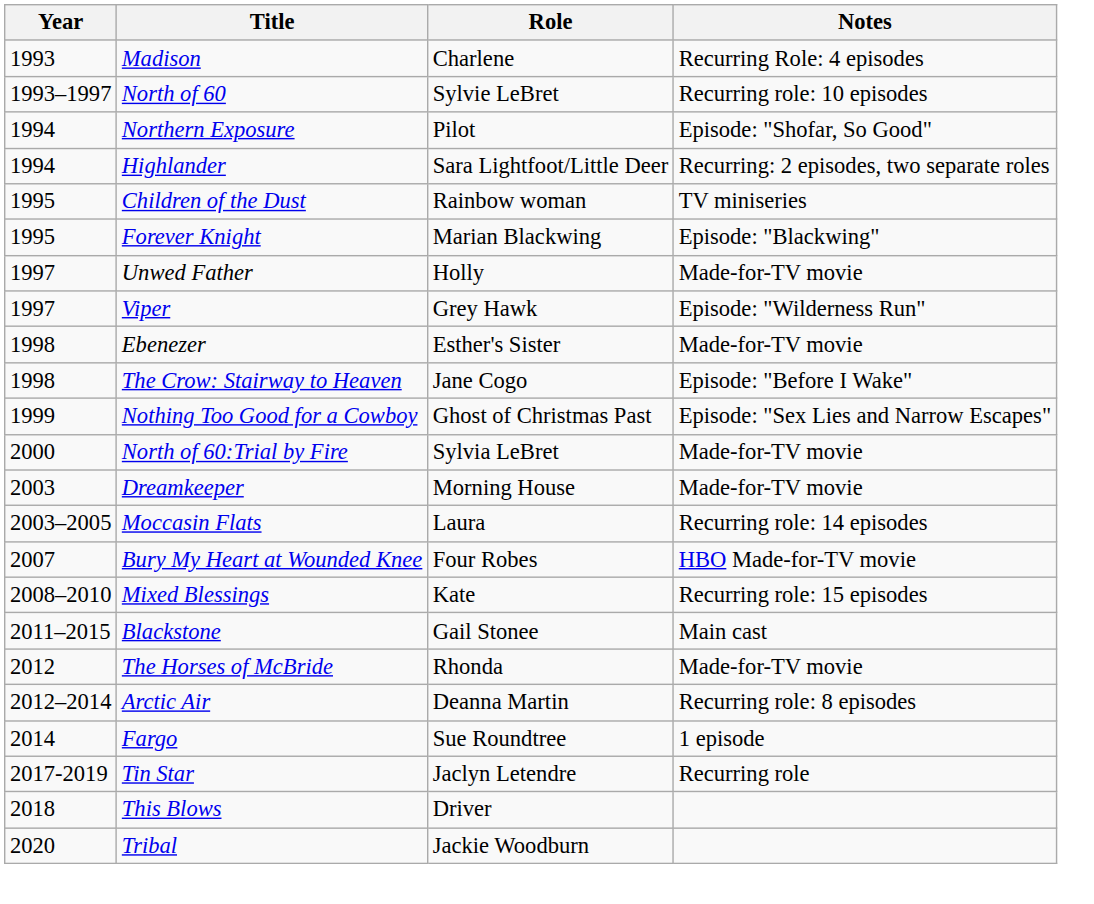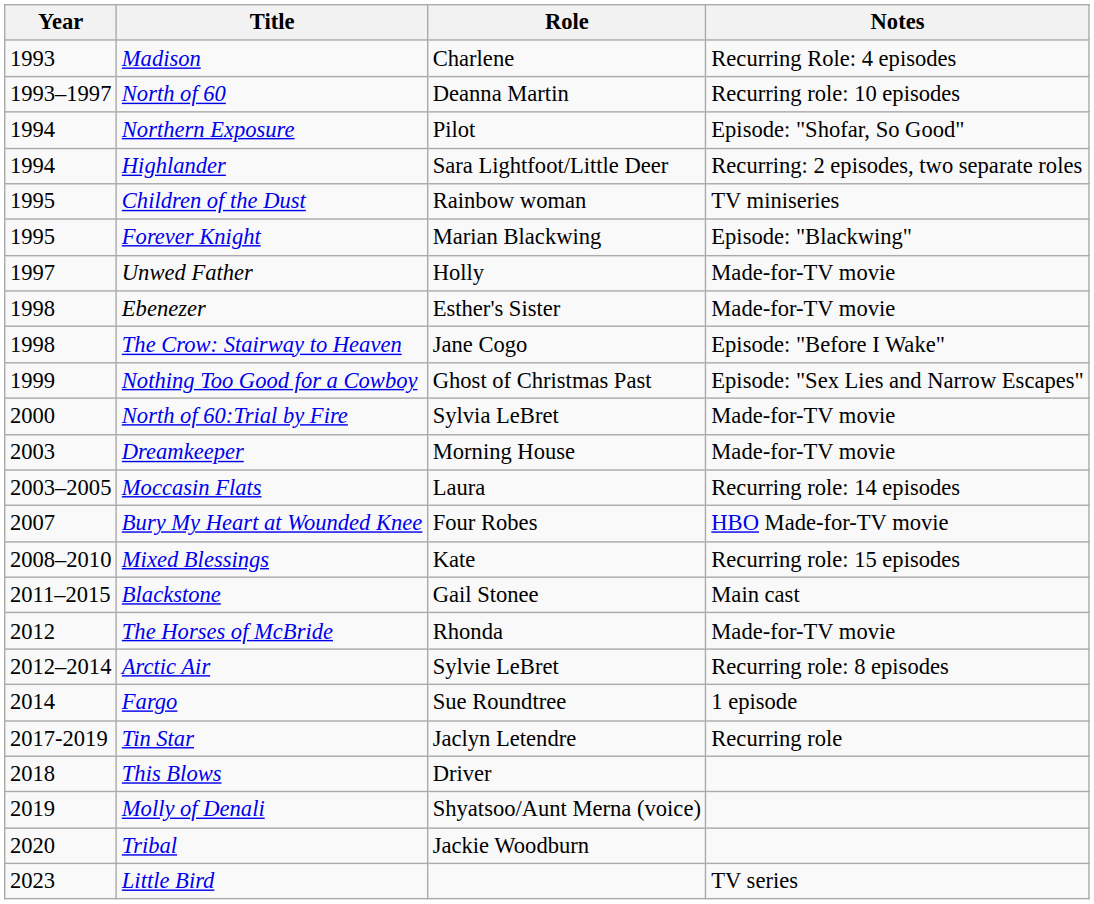(496, 93) Sylvie LeBret -> (501, 93) Deanna Martin
- row: (146, 308)
(501, 702) Deanna Martin -> (496, 666) Sylvie LeBret
+ row: (193, 809)
+ row: (168, 881)
